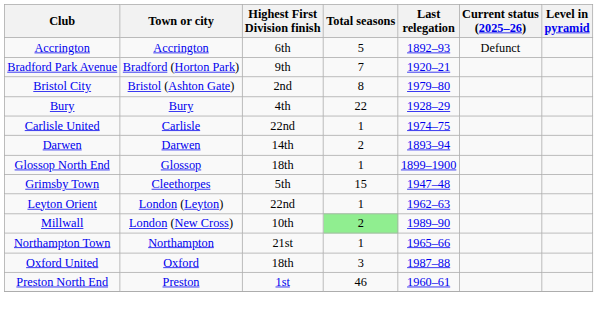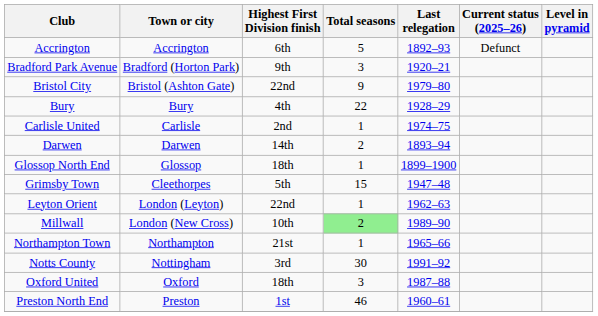(361, 67) 7 -> (361, 67) 3
(283, 86) 2nd -> (283, 86) 22nd
(361, 86) 8 -> (361, 86) 9
(283, 125) 22nd -> (283, 125) 2nd
+ row: (62, 262)
